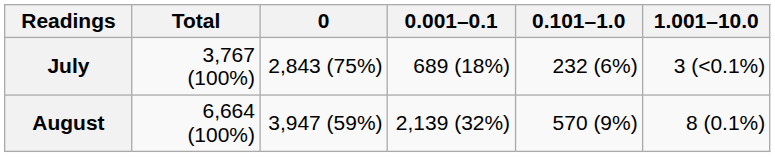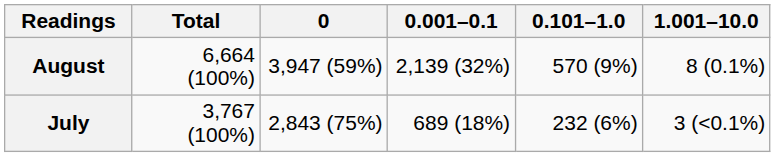rows swapped: (68, 66) <-> (68, 122)
